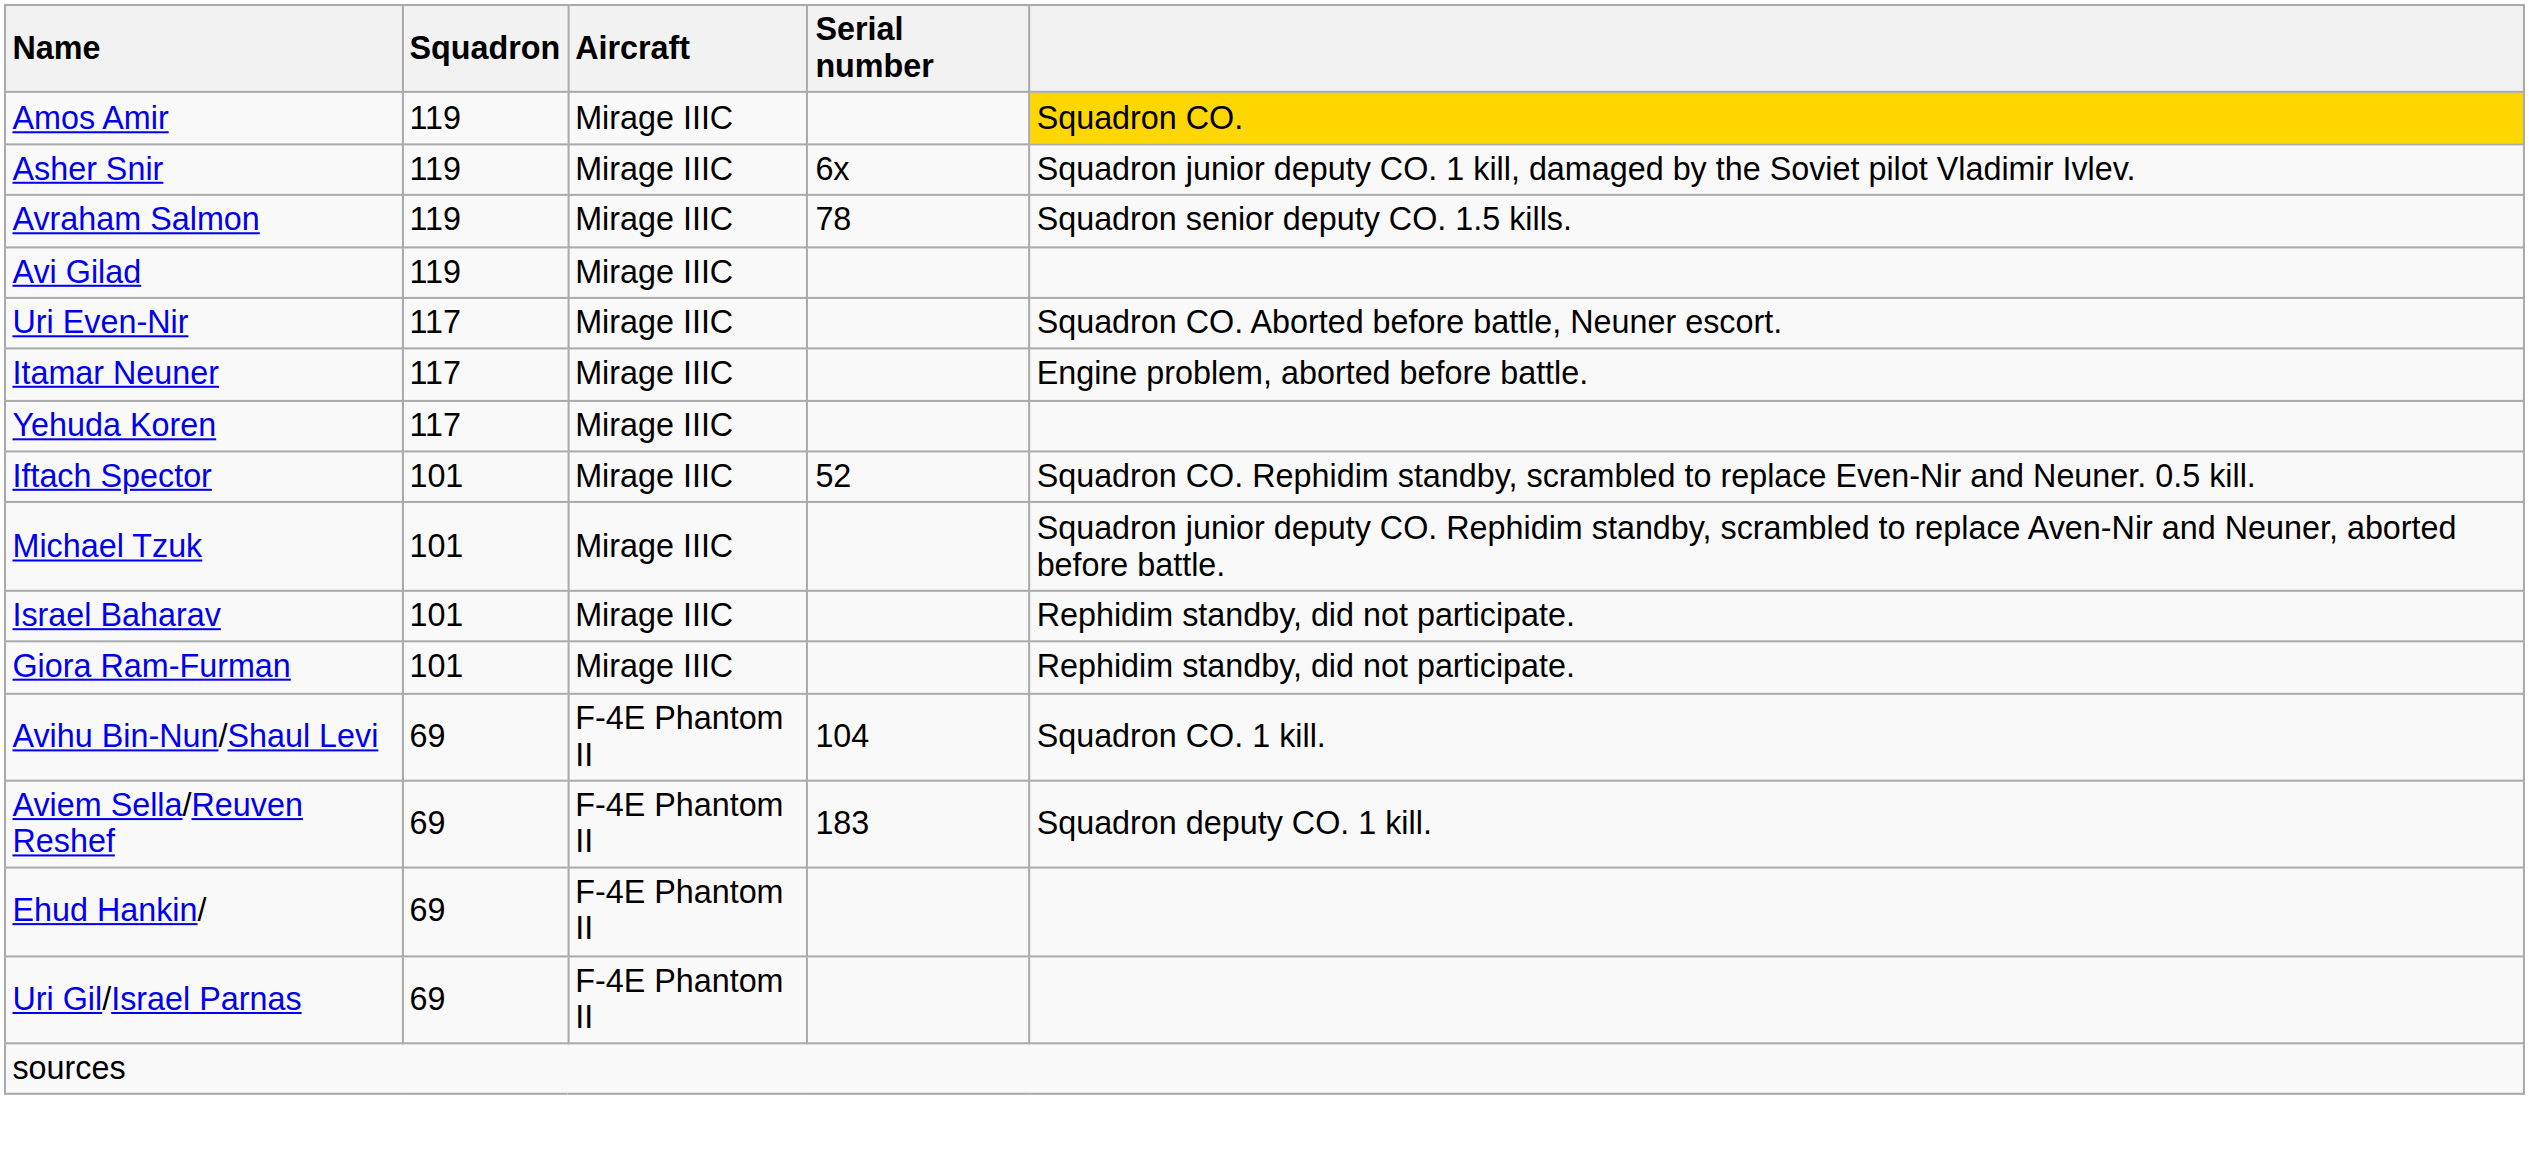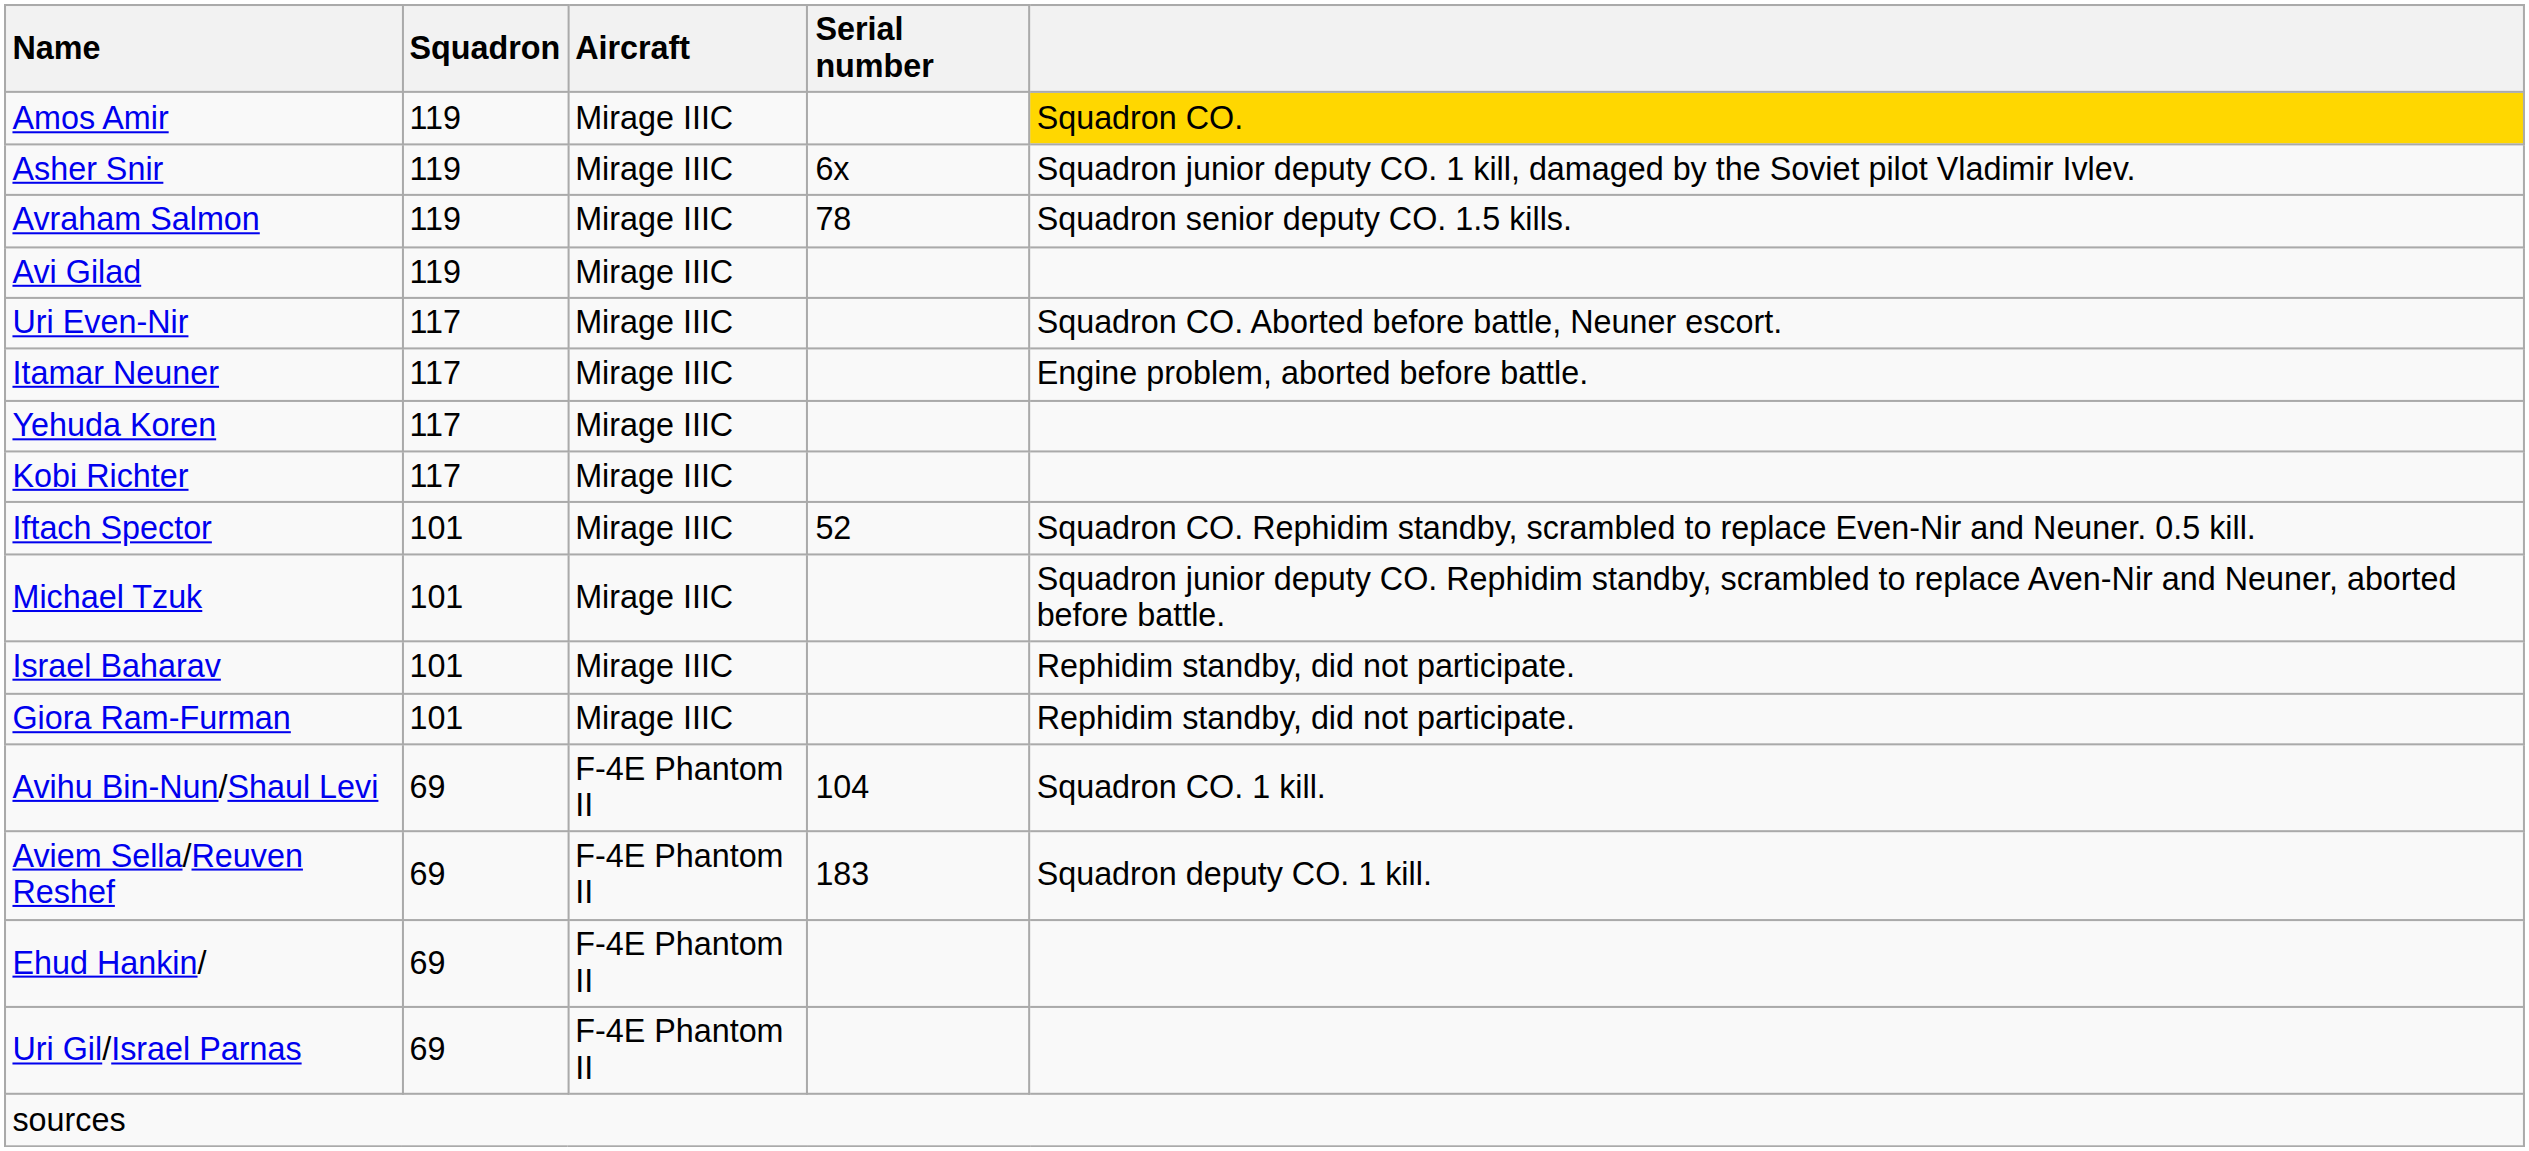+ row: (100, 476)
